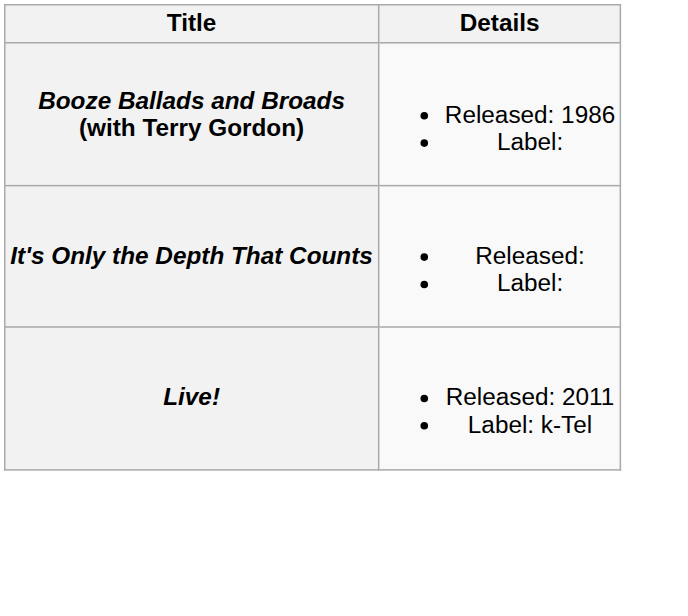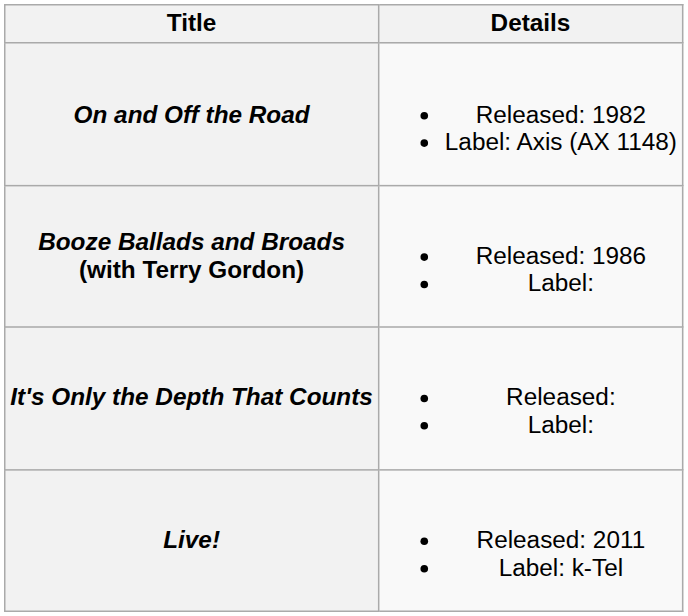+ row: (192, 114)
